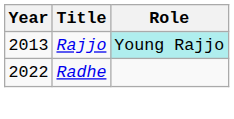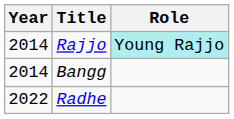(29, 45) 2013 -> (29, 45) 2014
+ row: (81, 72)
